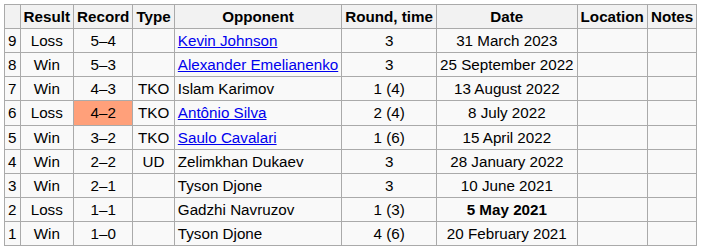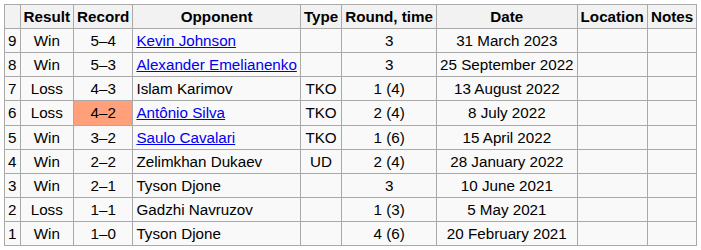columns swapped: (258, 17) <-> (154, 17)
(47, 41) Loss -> (47, 41) Win
(47, 89) Win -> (47, 89) Loss
(389, 161) 3 -> (389, 161) 2 (4)
(507, 209) bold -> (507, 209) normal
